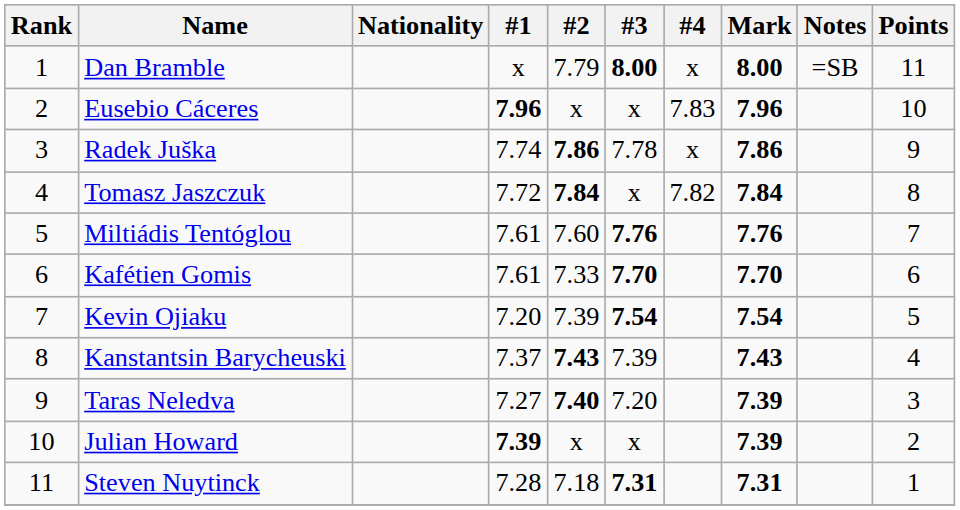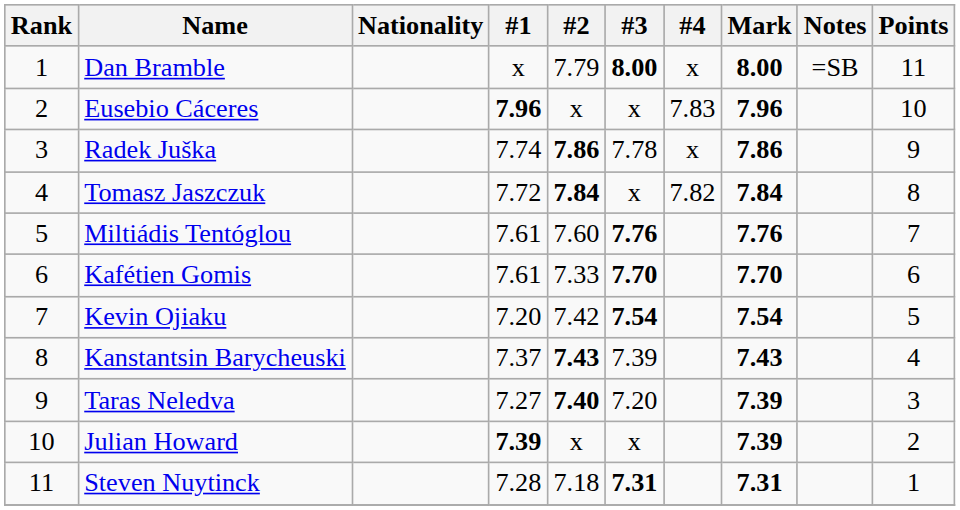(576, 316) 7.39 -> (576, 316) 7.42
